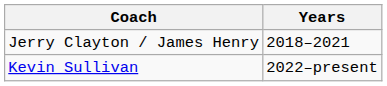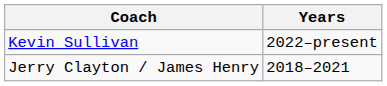rows swapped: (134, 42) <-> (73, 68)
